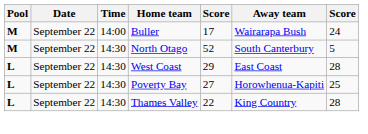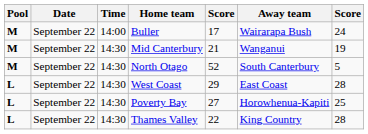+ row: (167, 48)
